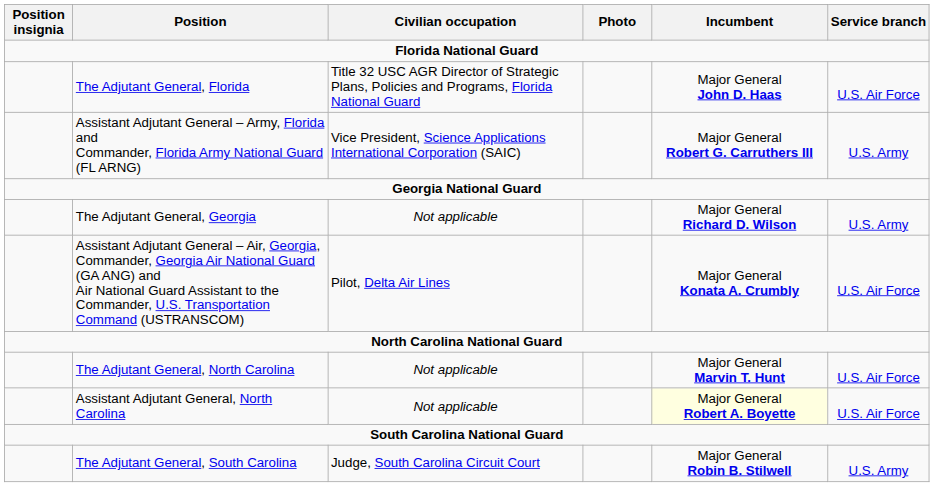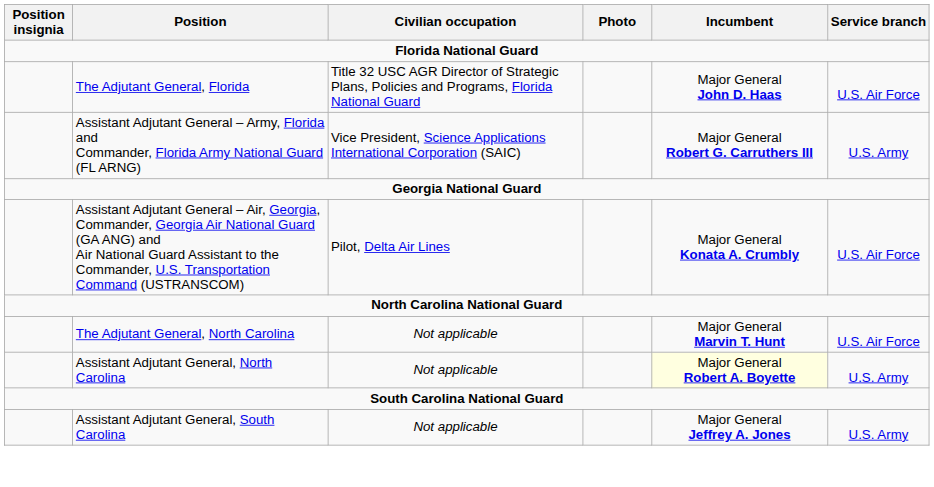- row: (166, 217)
(878, 413) U.S. Air Force -> (878, 377) U.S. Army
- row: (186, 463)
+ row: (175, 427)
